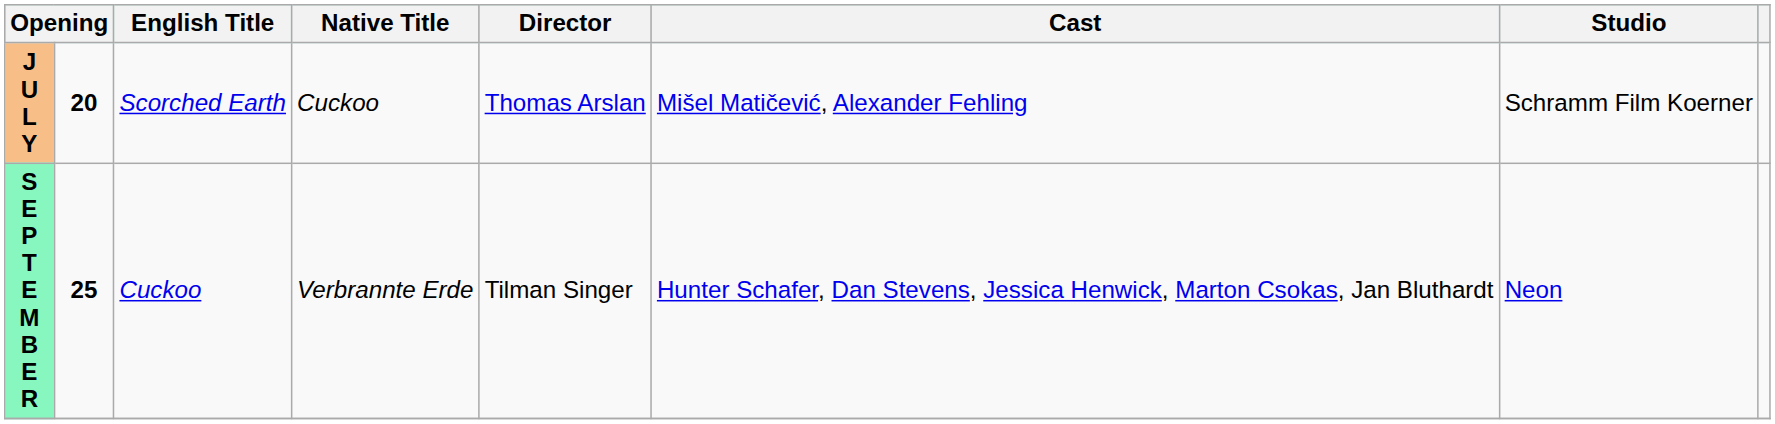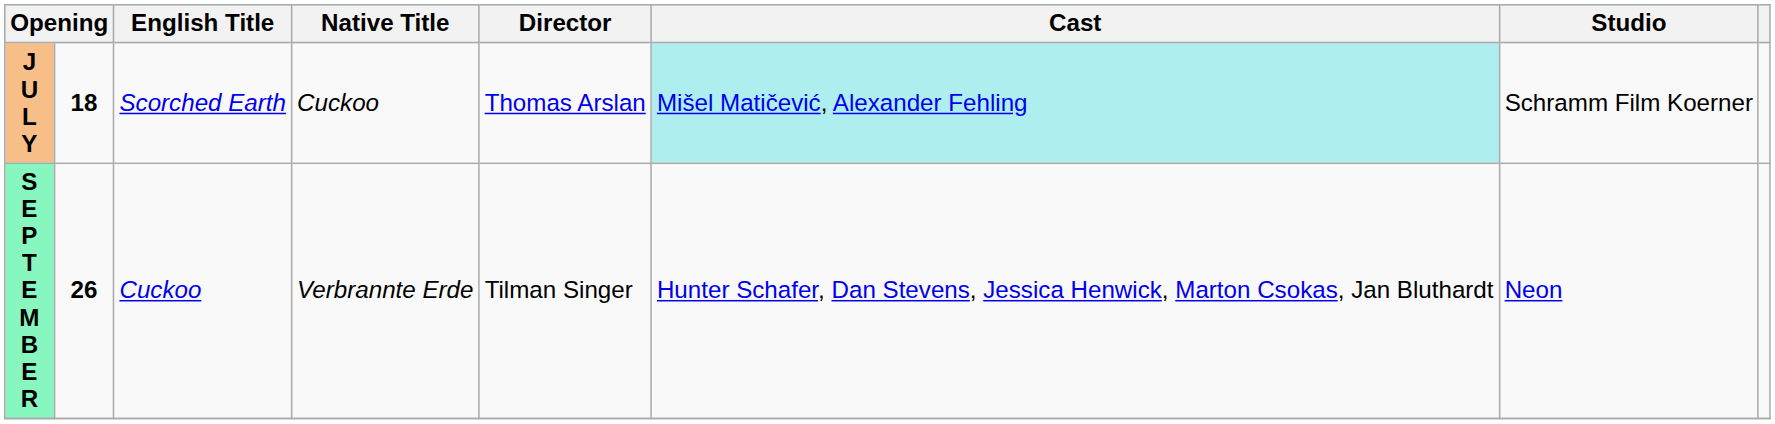(84, 102) 20 -> (84, 102) 18
(842, 102) no background -> (842, 102) paleturquoise background
(84, 290) 25 -> (84, 290) 26
